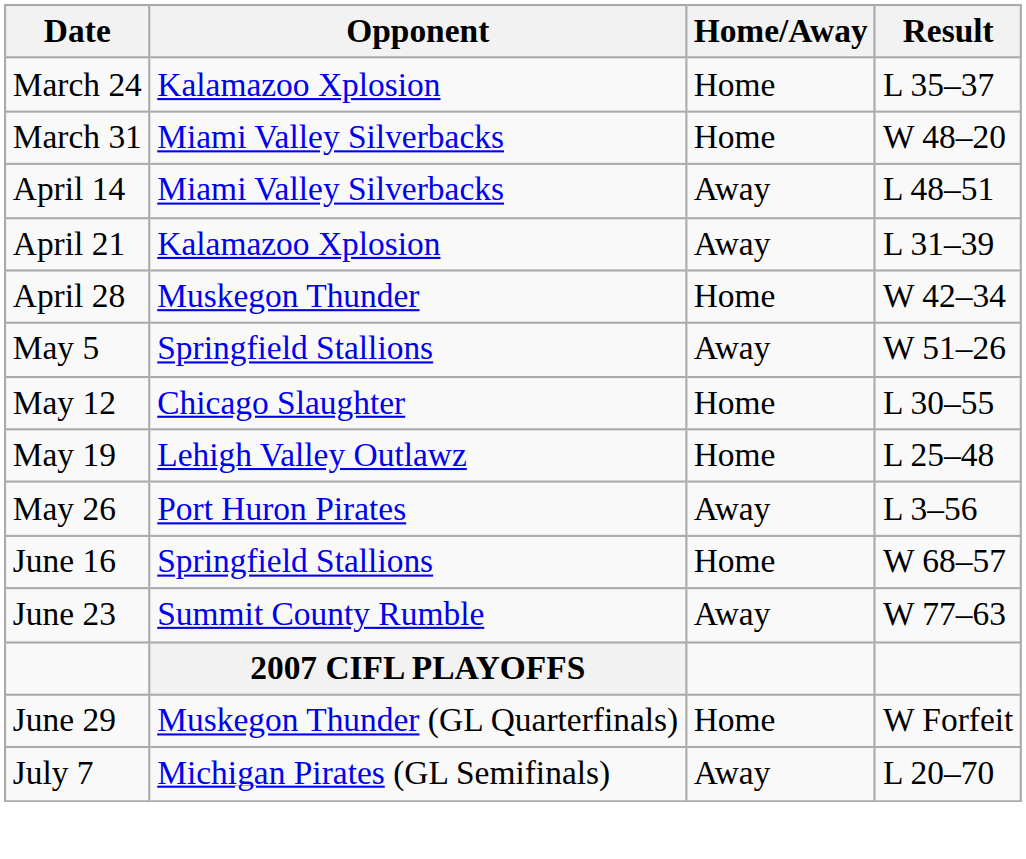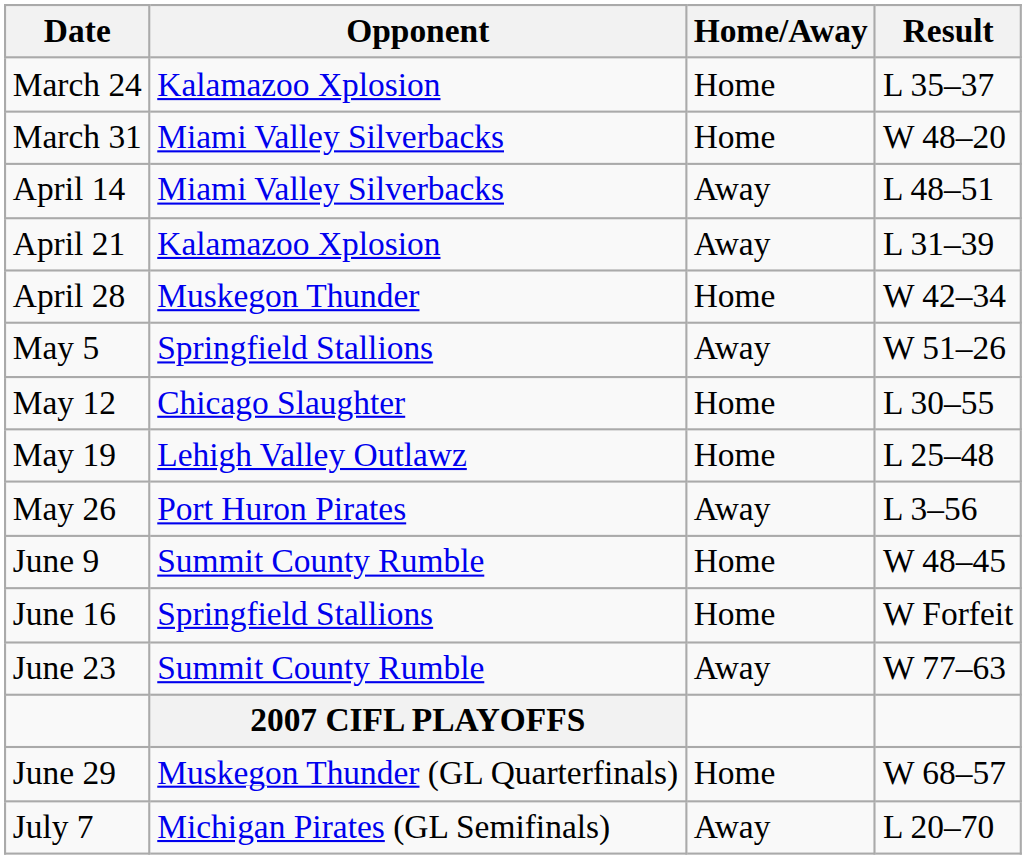+ row: (56, 561)
(944, 561) W 68–57 -> (948, 614) W Forfeit
(948, 720) W Forfeit -> (944, 773) W 68–57
